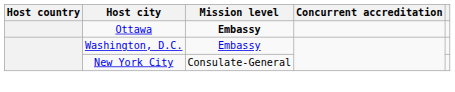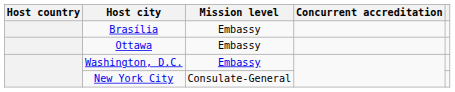+ row: (134, 29)
(239, 29) bold -> (239, 46) normal
